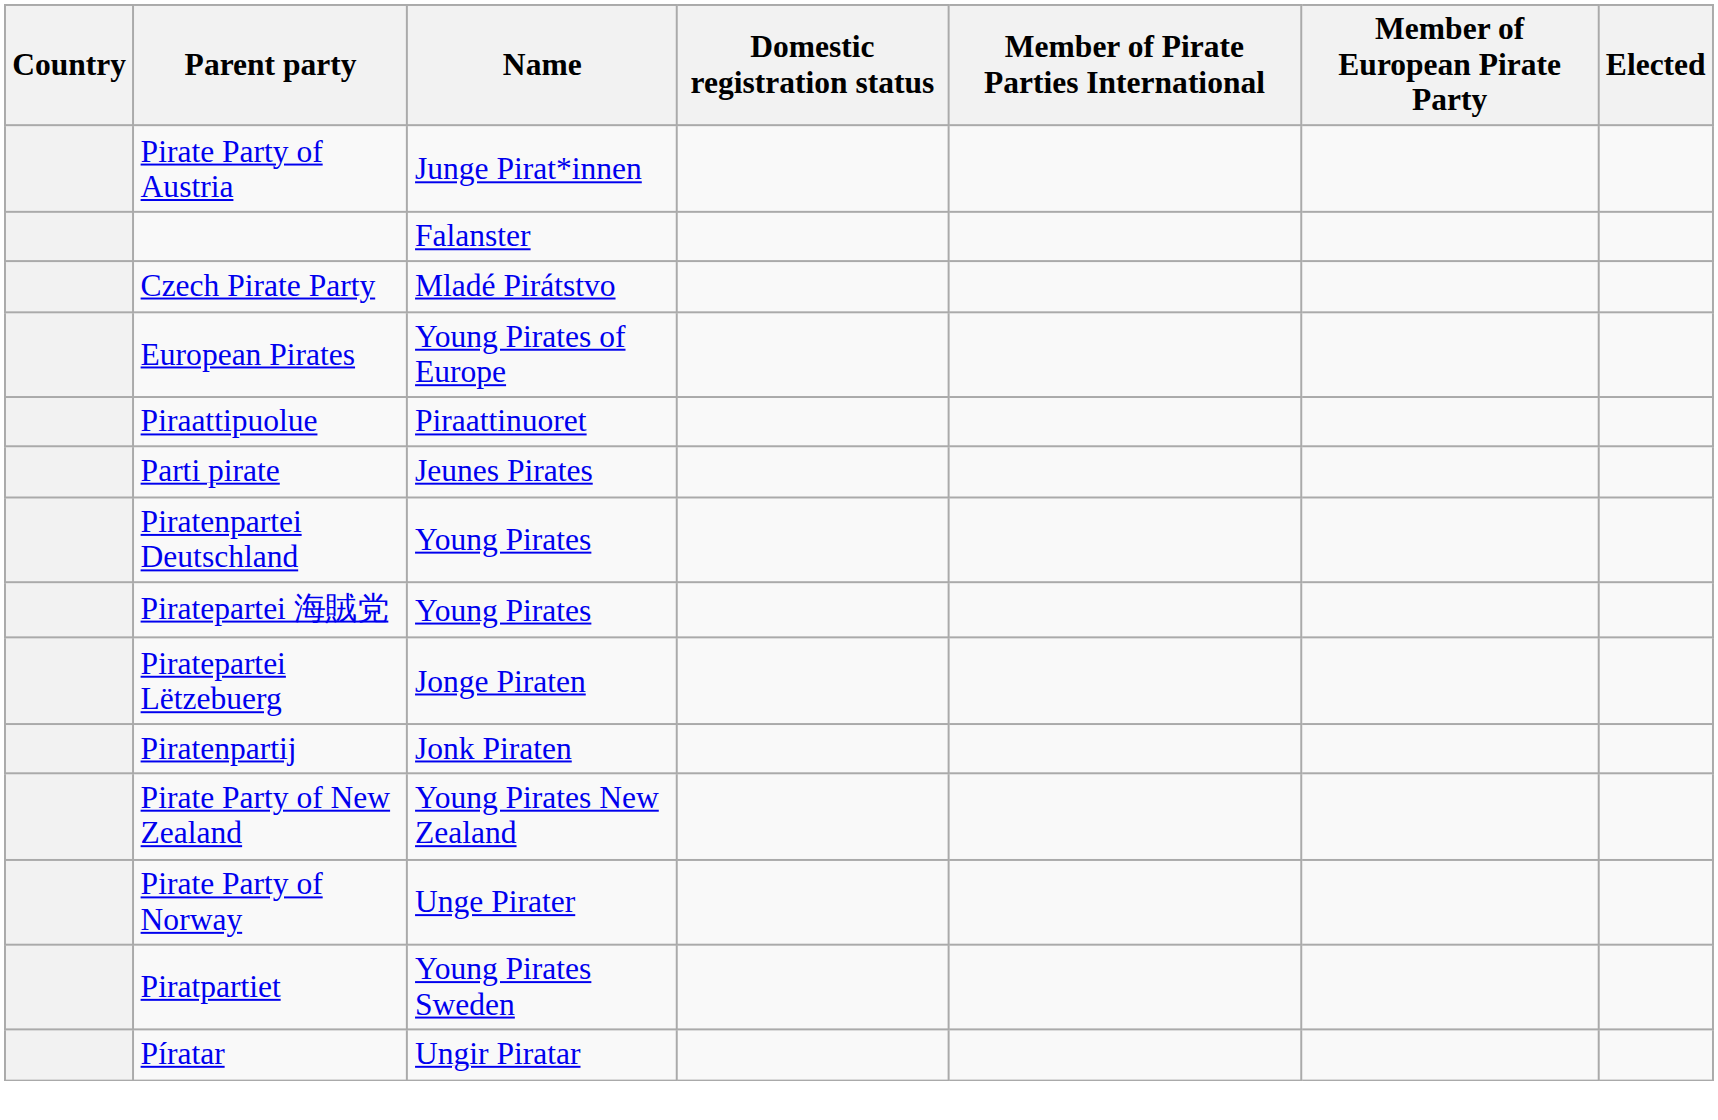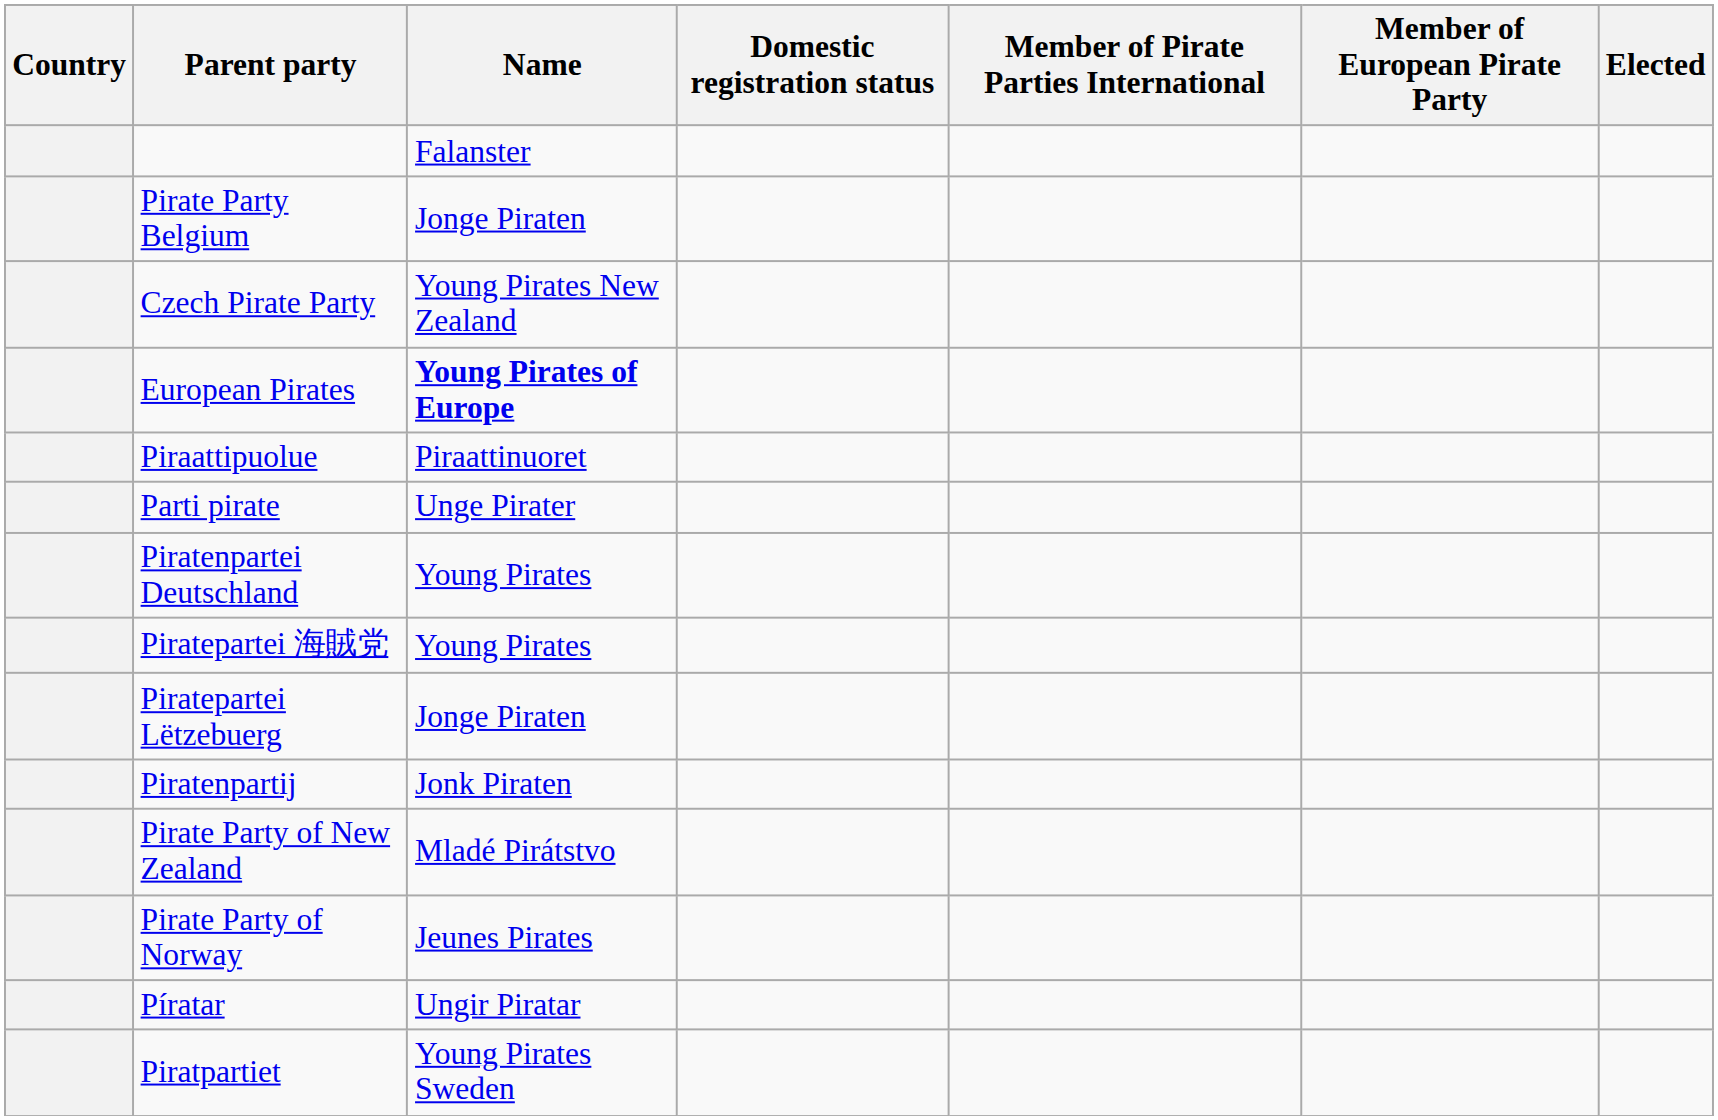- row: (232, 168)
+ row: (215, 218)
(515, 285) Mladé Pirátstvo -> (537, 303) Young Pirates New Zealand
(520, 353) normal -> (526, 389) bold
(504, 471) Jeunes Pirates -> (495, 506) Unge Pirater
(537, 815) Young Pirates New Zealand -> (515, 851) Mladé Pirátstvo
(495, 901) Unge Pirater -> (504, 936) Jeunes Pirates
rows swapped: (211, 986) <-> (183, 1054)
